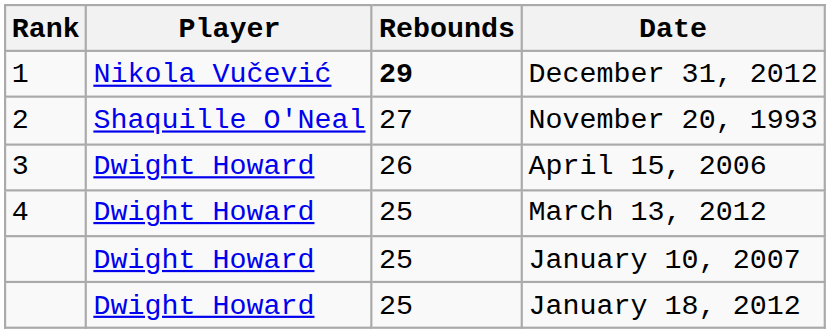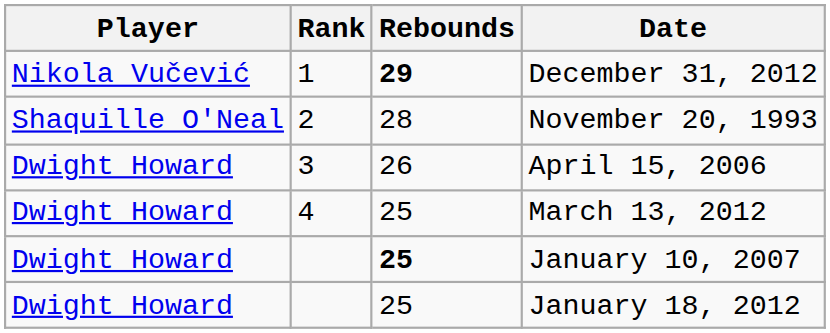columns swapped: (46, 28) <-> (229, 28)
(396, 121) 27 -> (396, 121) 28
(396, 259) normal -> (396, 259) bold
